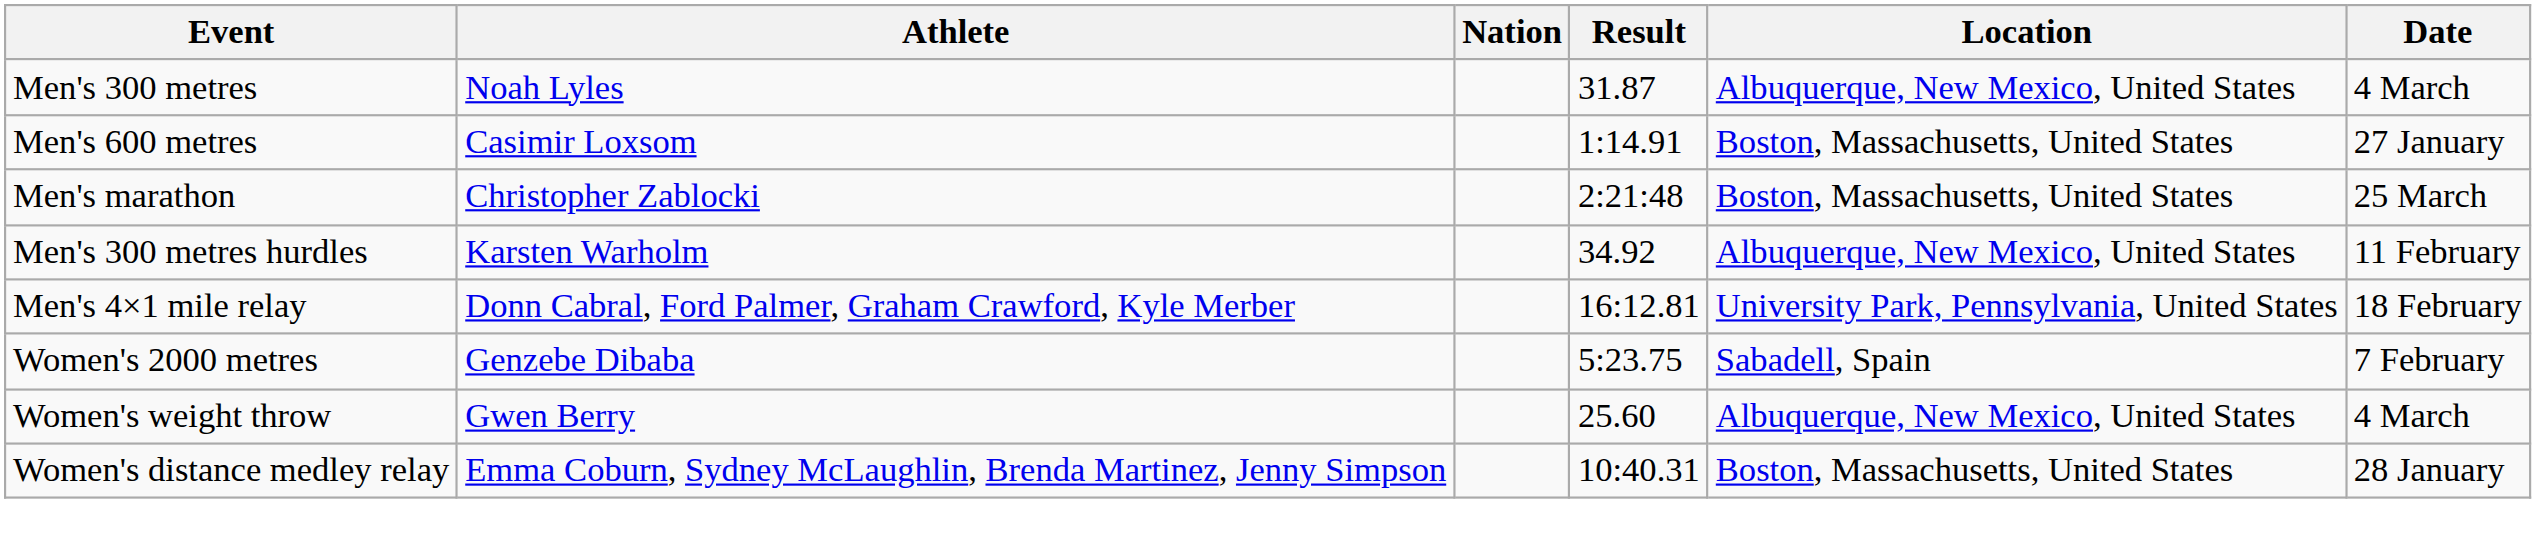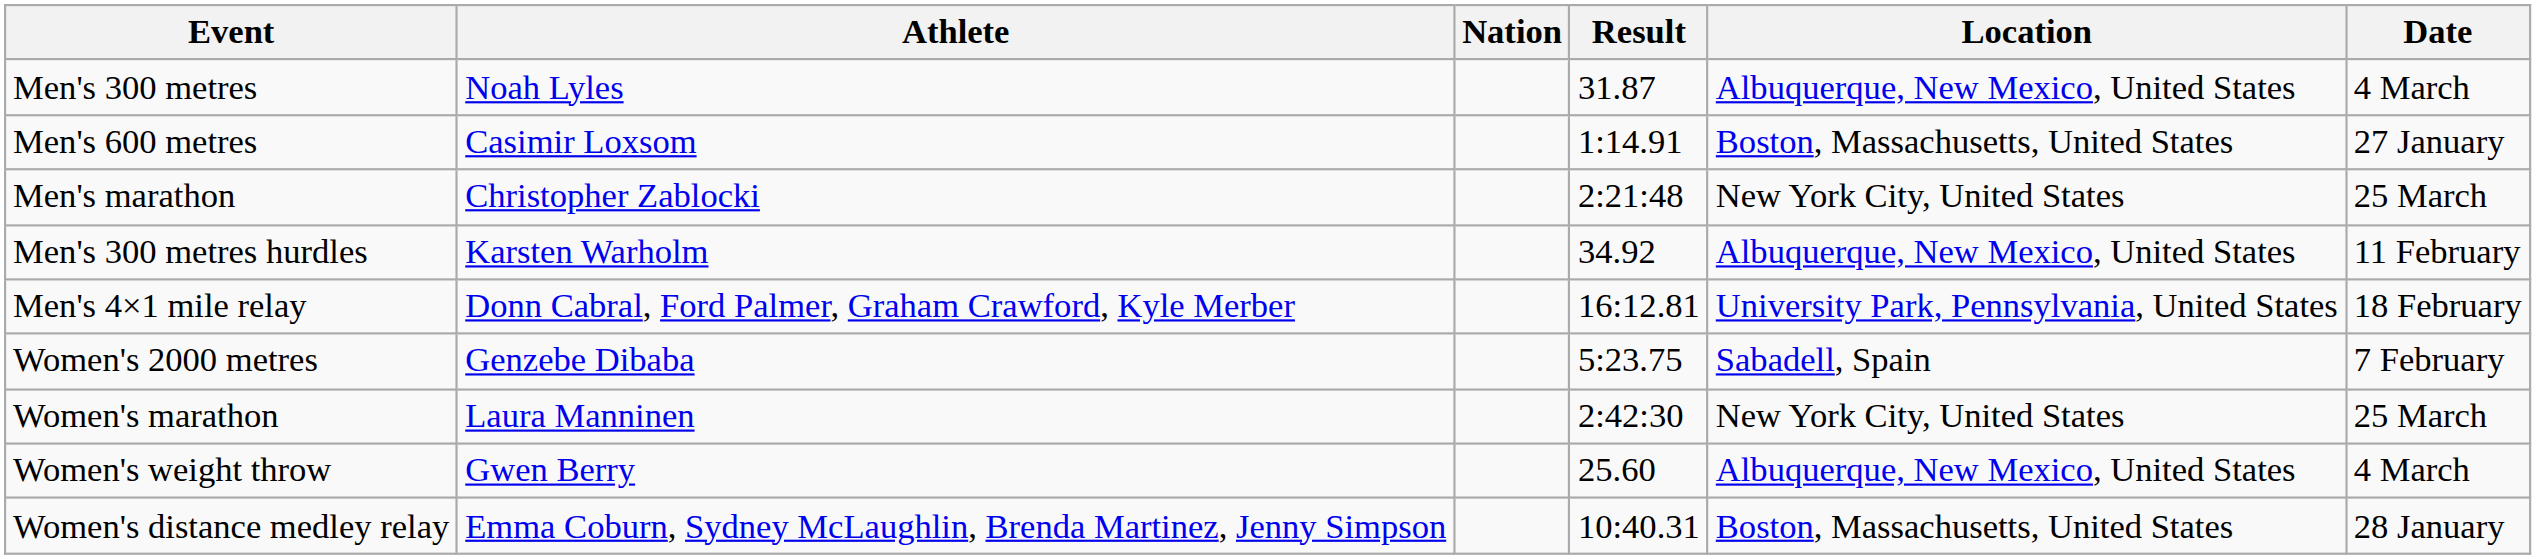(1975, 196) Boston, Massachusetts, United States -> (1920, 196) New York City, United States
+ row: (146, 415)
